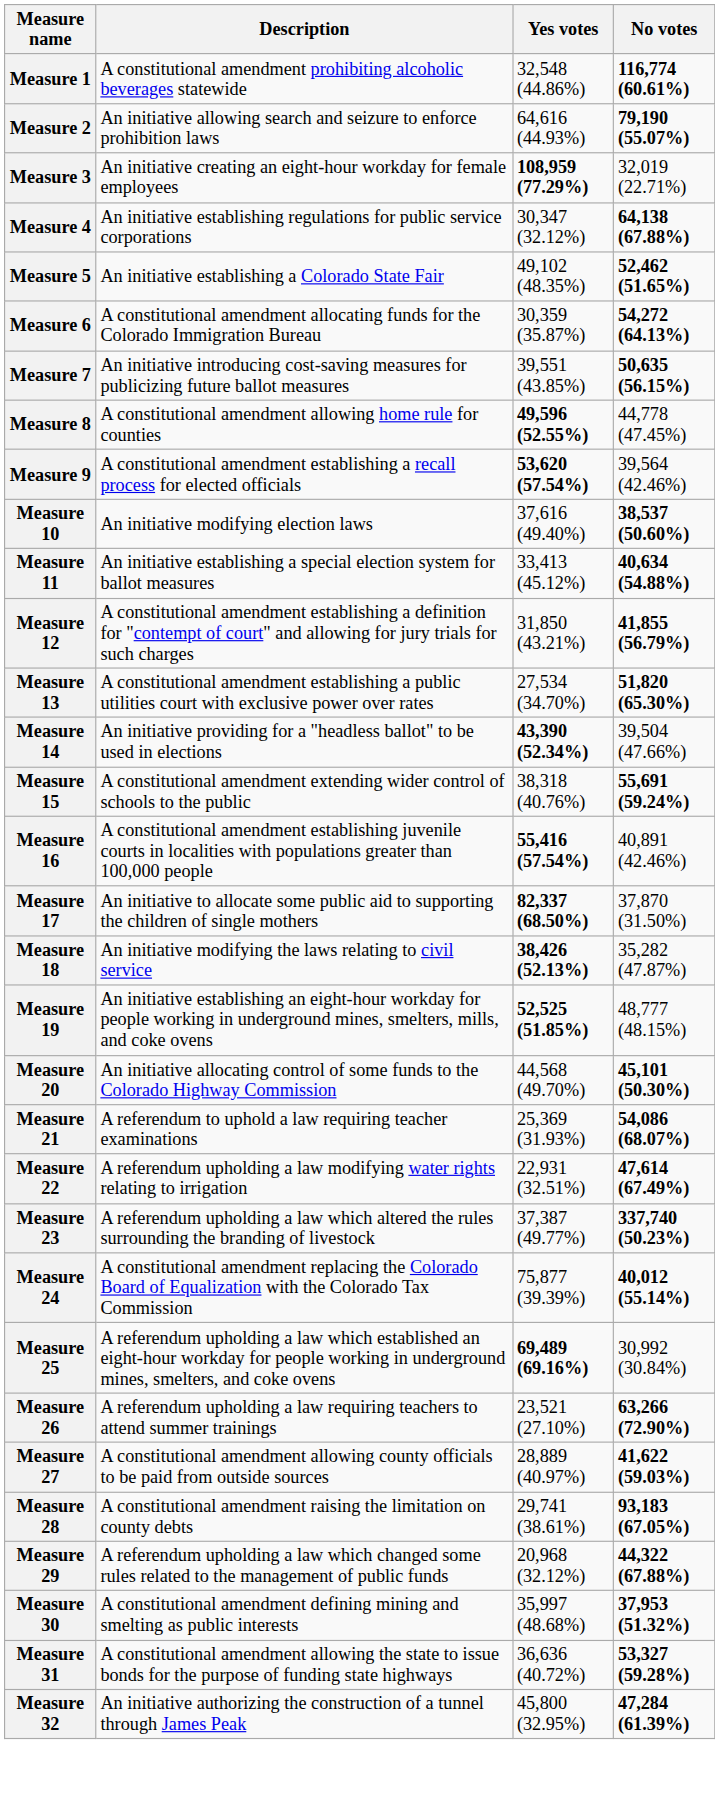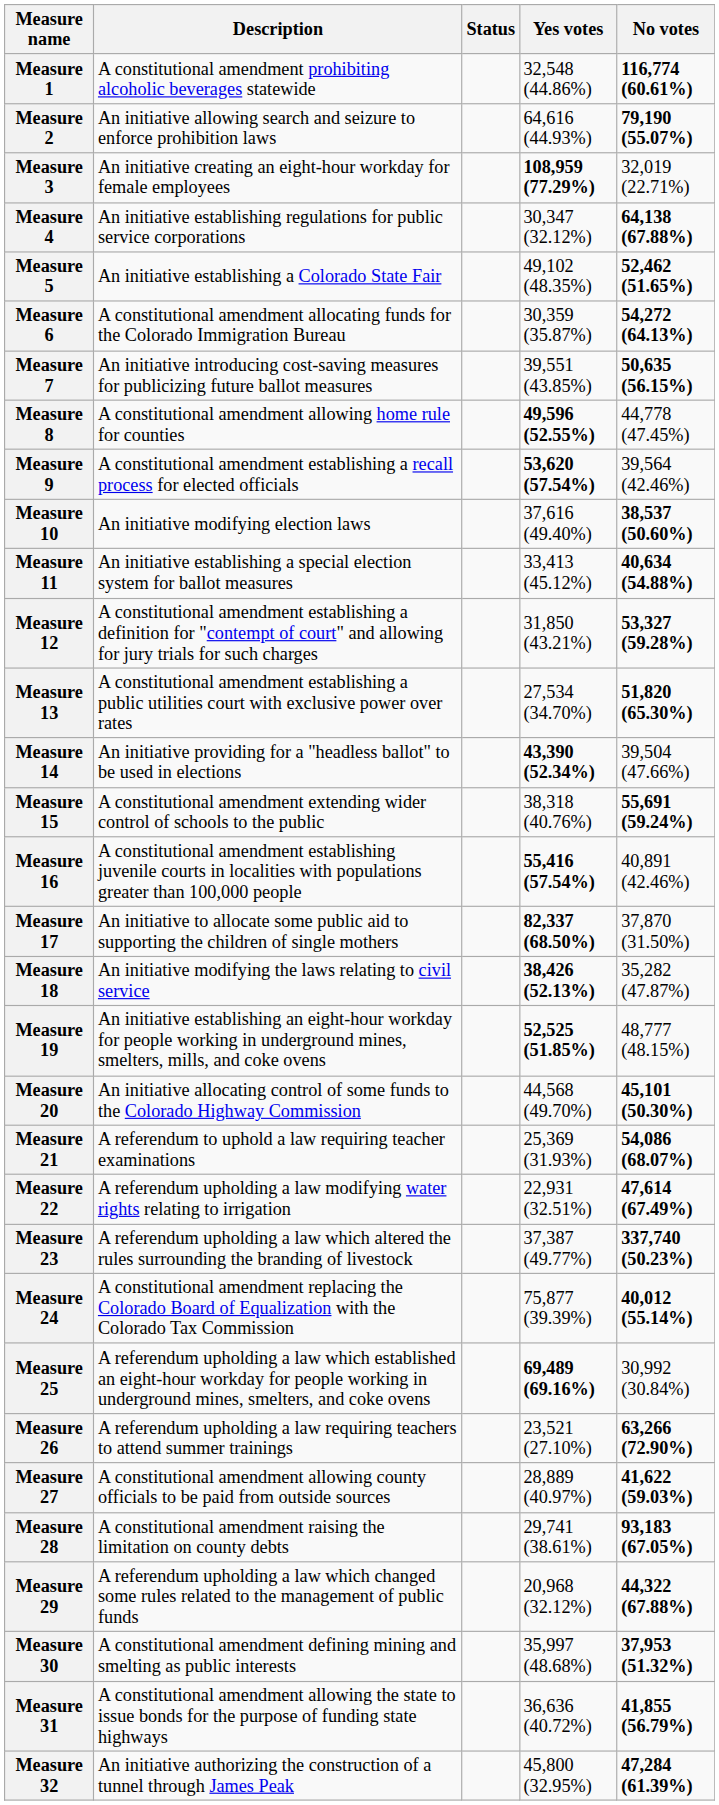+ column: (491, 29)
(654, 632) 41,855 (56.79%) -> (657, 632) 53,327 (59.28%)
(654, 1664) 53,327 (59.28%) -> (657, 1715) 41,855 (56.79%)
